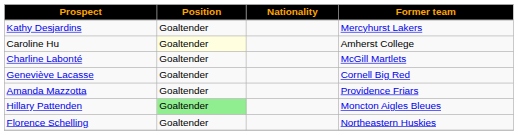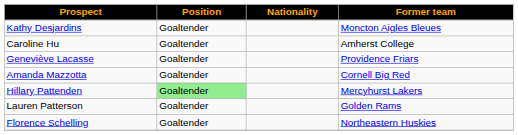(381, 28) Mercyhurst Lakers -> (391, 28) Moncton Aigles Bleues
(184, 43) lightyellow background -> (184, 43) no background
- row: (44, 59)
(375, 75) Cornell Big Red -> (380, 59) Providence Friars
(380, 91) Providence Friars -> (375, 75) Cornell Big Red
(391, 106) Moncton Aigles Bleues -> (381, 91) Mercyhurst Lakers
+ row: (45, 106)
